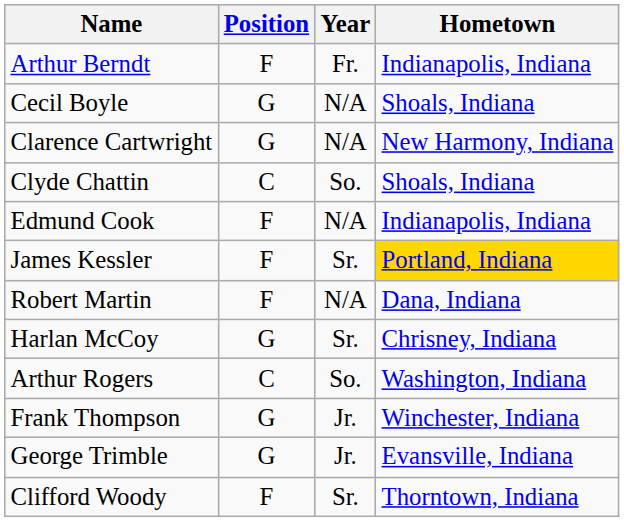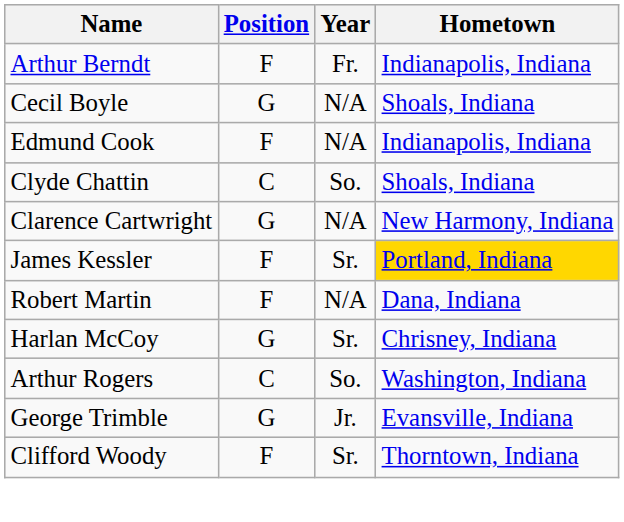rows swapped: (111, 142) <-> (82, 220)
- row: (95, 417)
